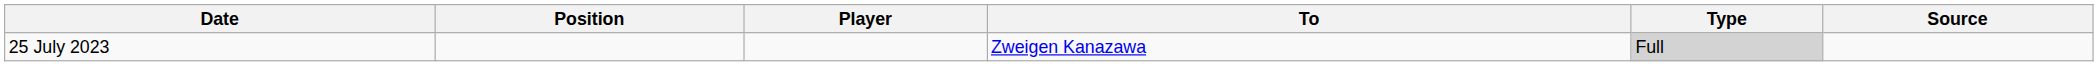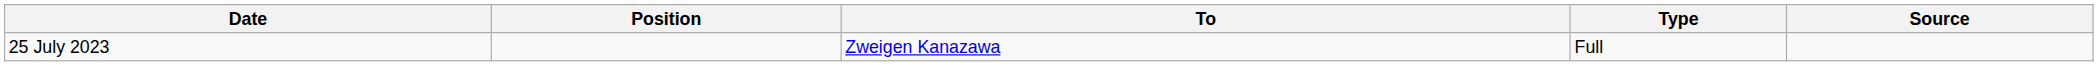- column: (865, 19)
(1650, 47) lightgrey background -> (1589, 47) no background
